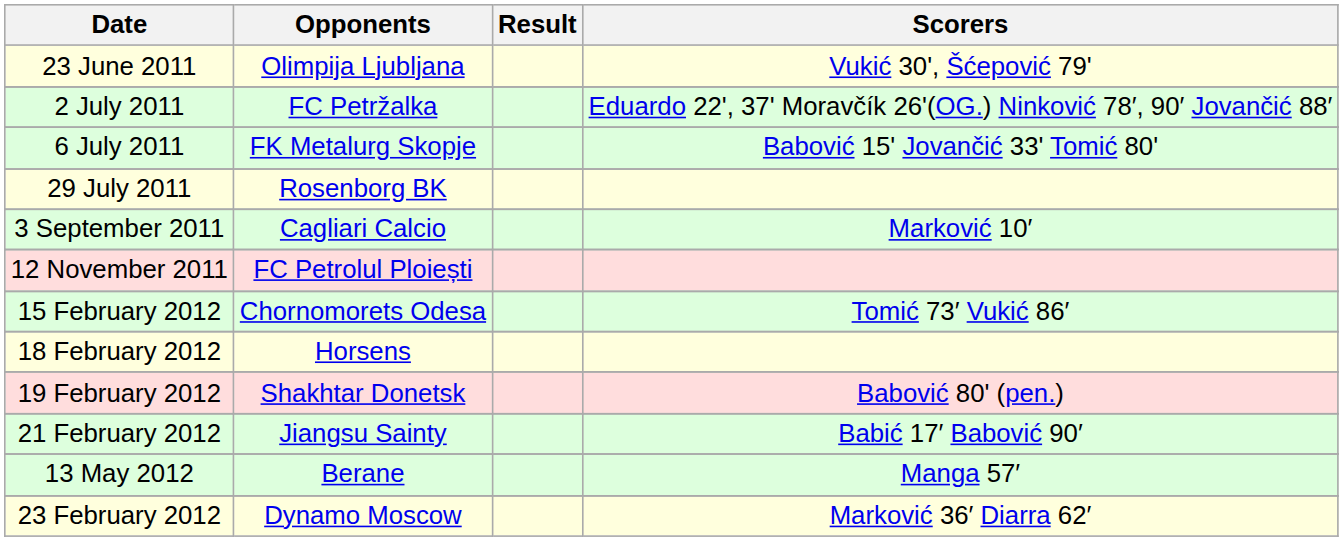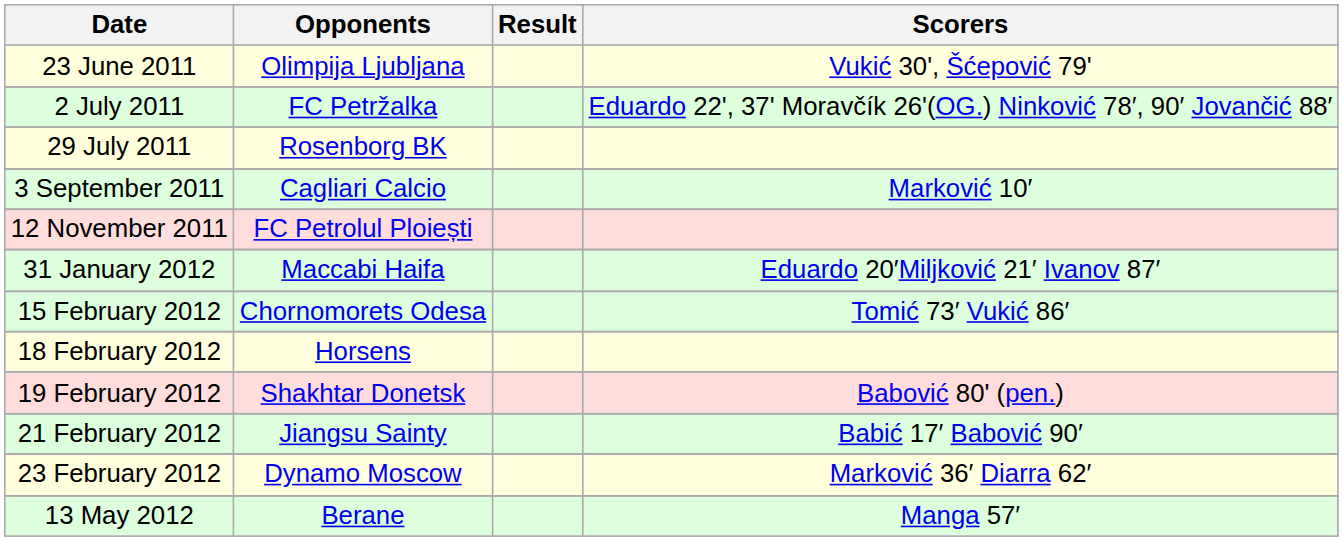- row: (119, 147)
+ row: (119, 270)
rows swapped: (119, 515) <-> (119, 474)
